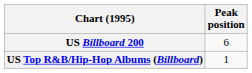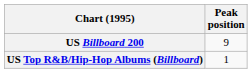(226, 42) 6 -> (226, 42) 9
